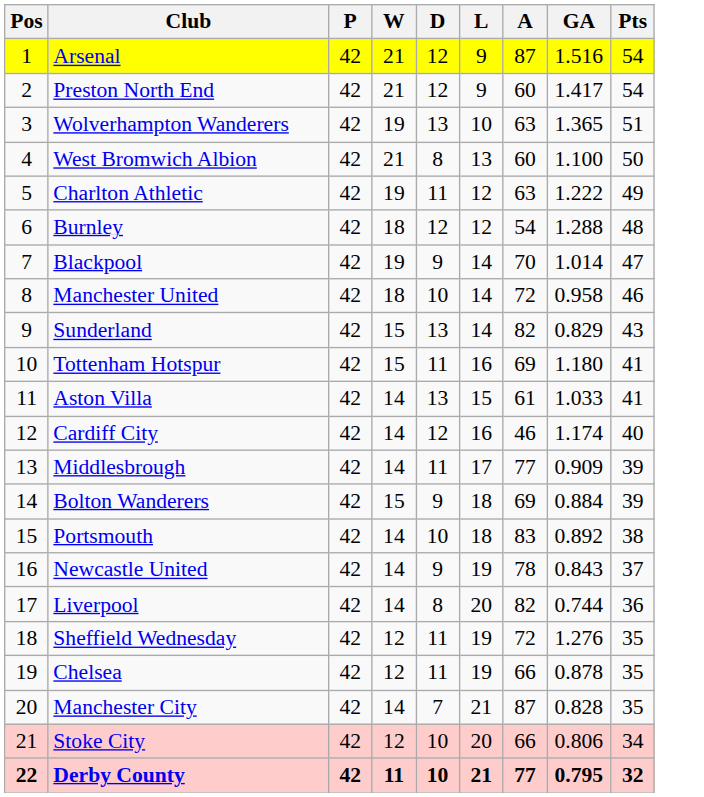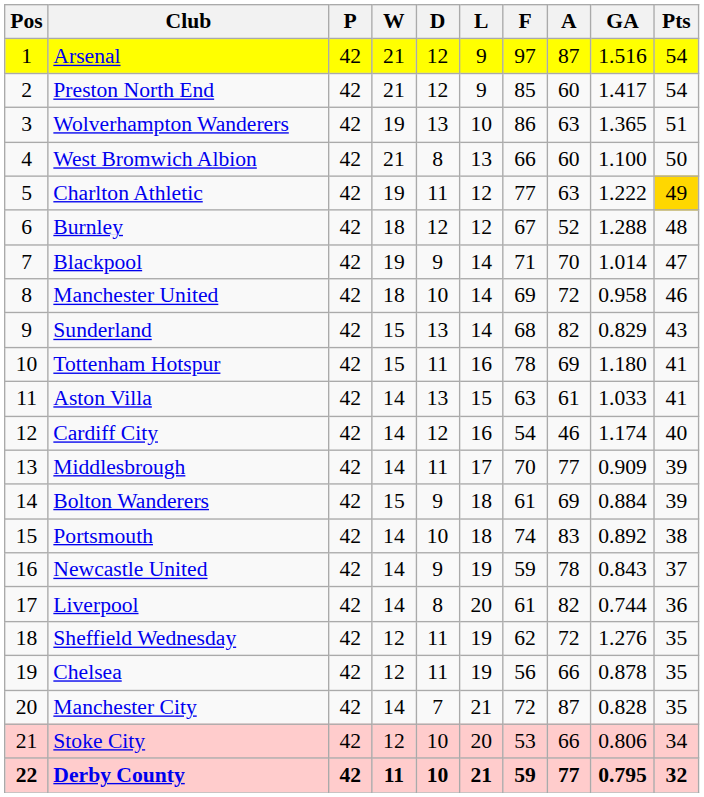+ column: (525, 21)
(633, 192) no background -> (676, 192) gold background
(525, 227) 54 -> (569, 227) 52
